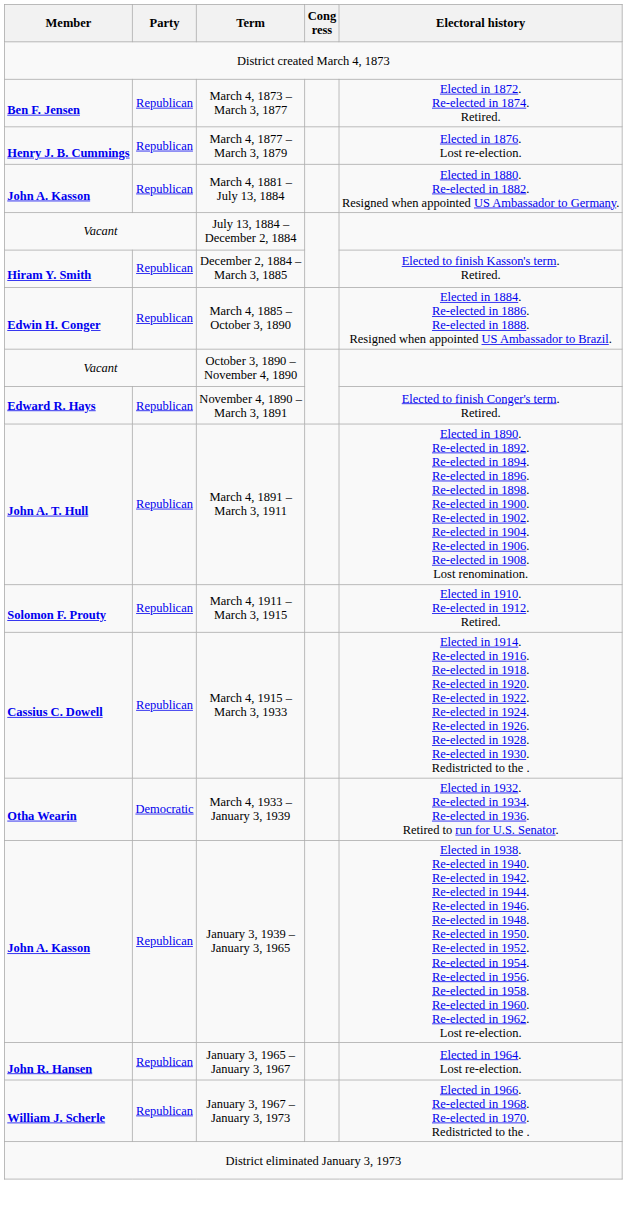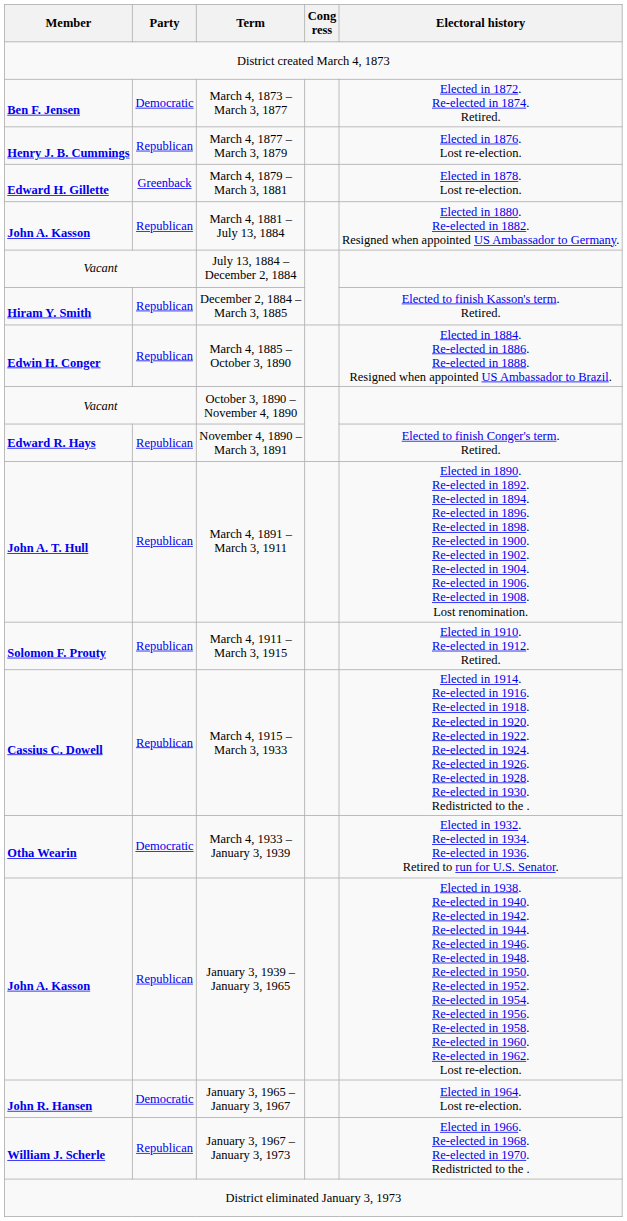(165, 103) Republican -> (165, 103) Democratic
+ row: (251, 183)
(165, 1061) Republican -> (165, 1098) Democratic
